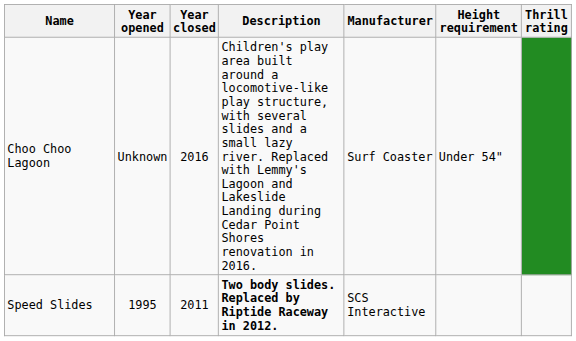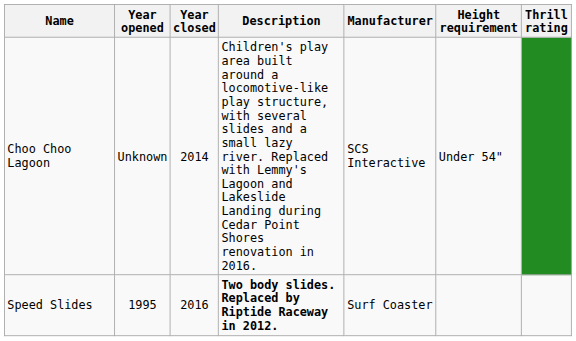(194, 156) 2016 -> (194, 156) 2014
(390, 156) Surf Coaster -> (386, 156) SCS Interactive
(194, 305) 2011 -> (194, 305) 2016
(386, 305) SCS Interactive -> (390, 305) Surf Coaster
